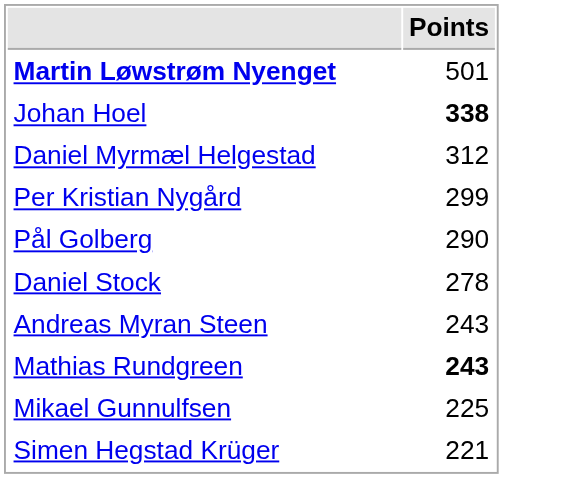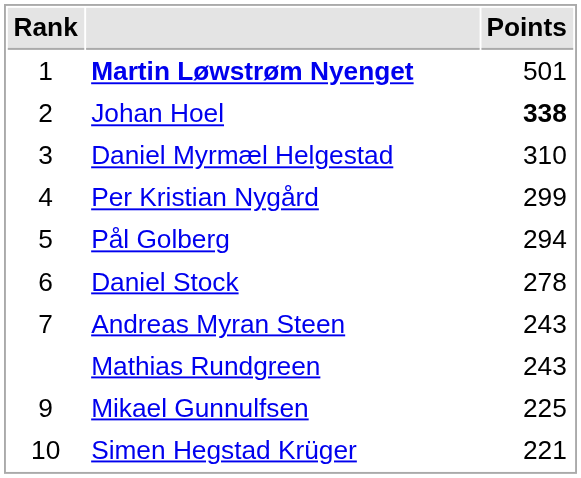+ column: (46, 28)
(467, 156) 312 -> (545, 156) 310
(467, 240) 290 -> (545, 240) 294
(467, 366) bold -> (545, 366) normal
